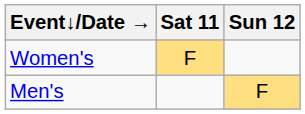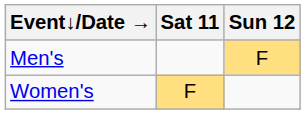rows swapped: (37, 92) <-> (52, 57)
